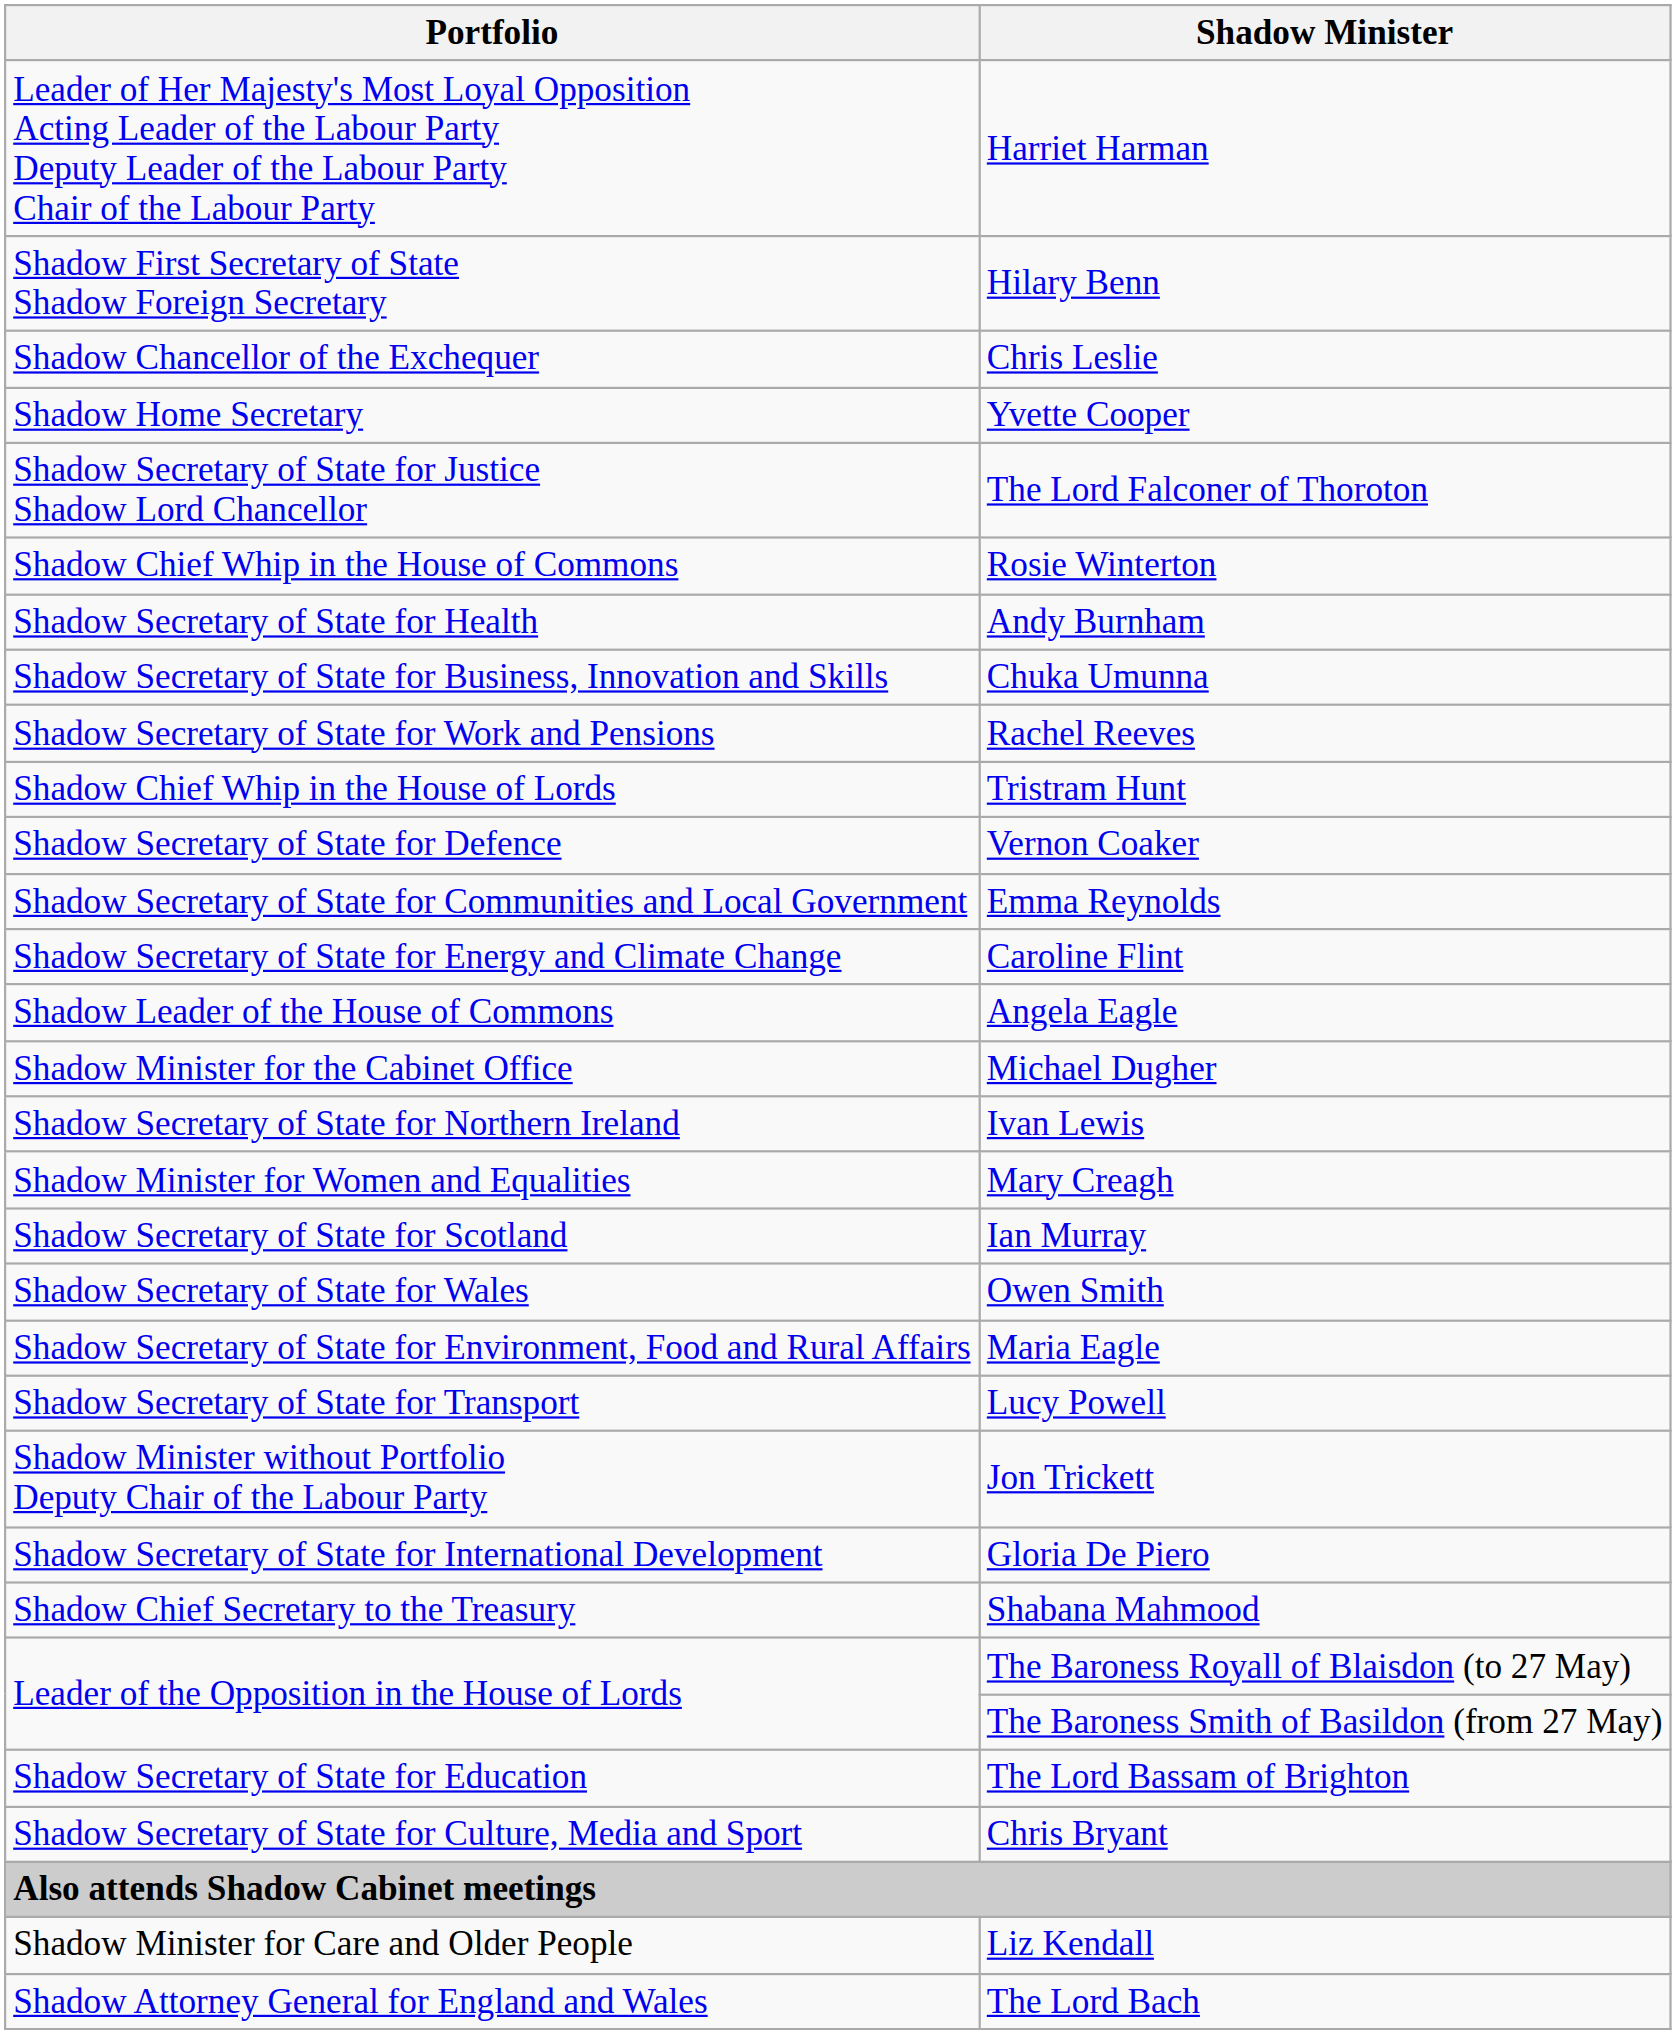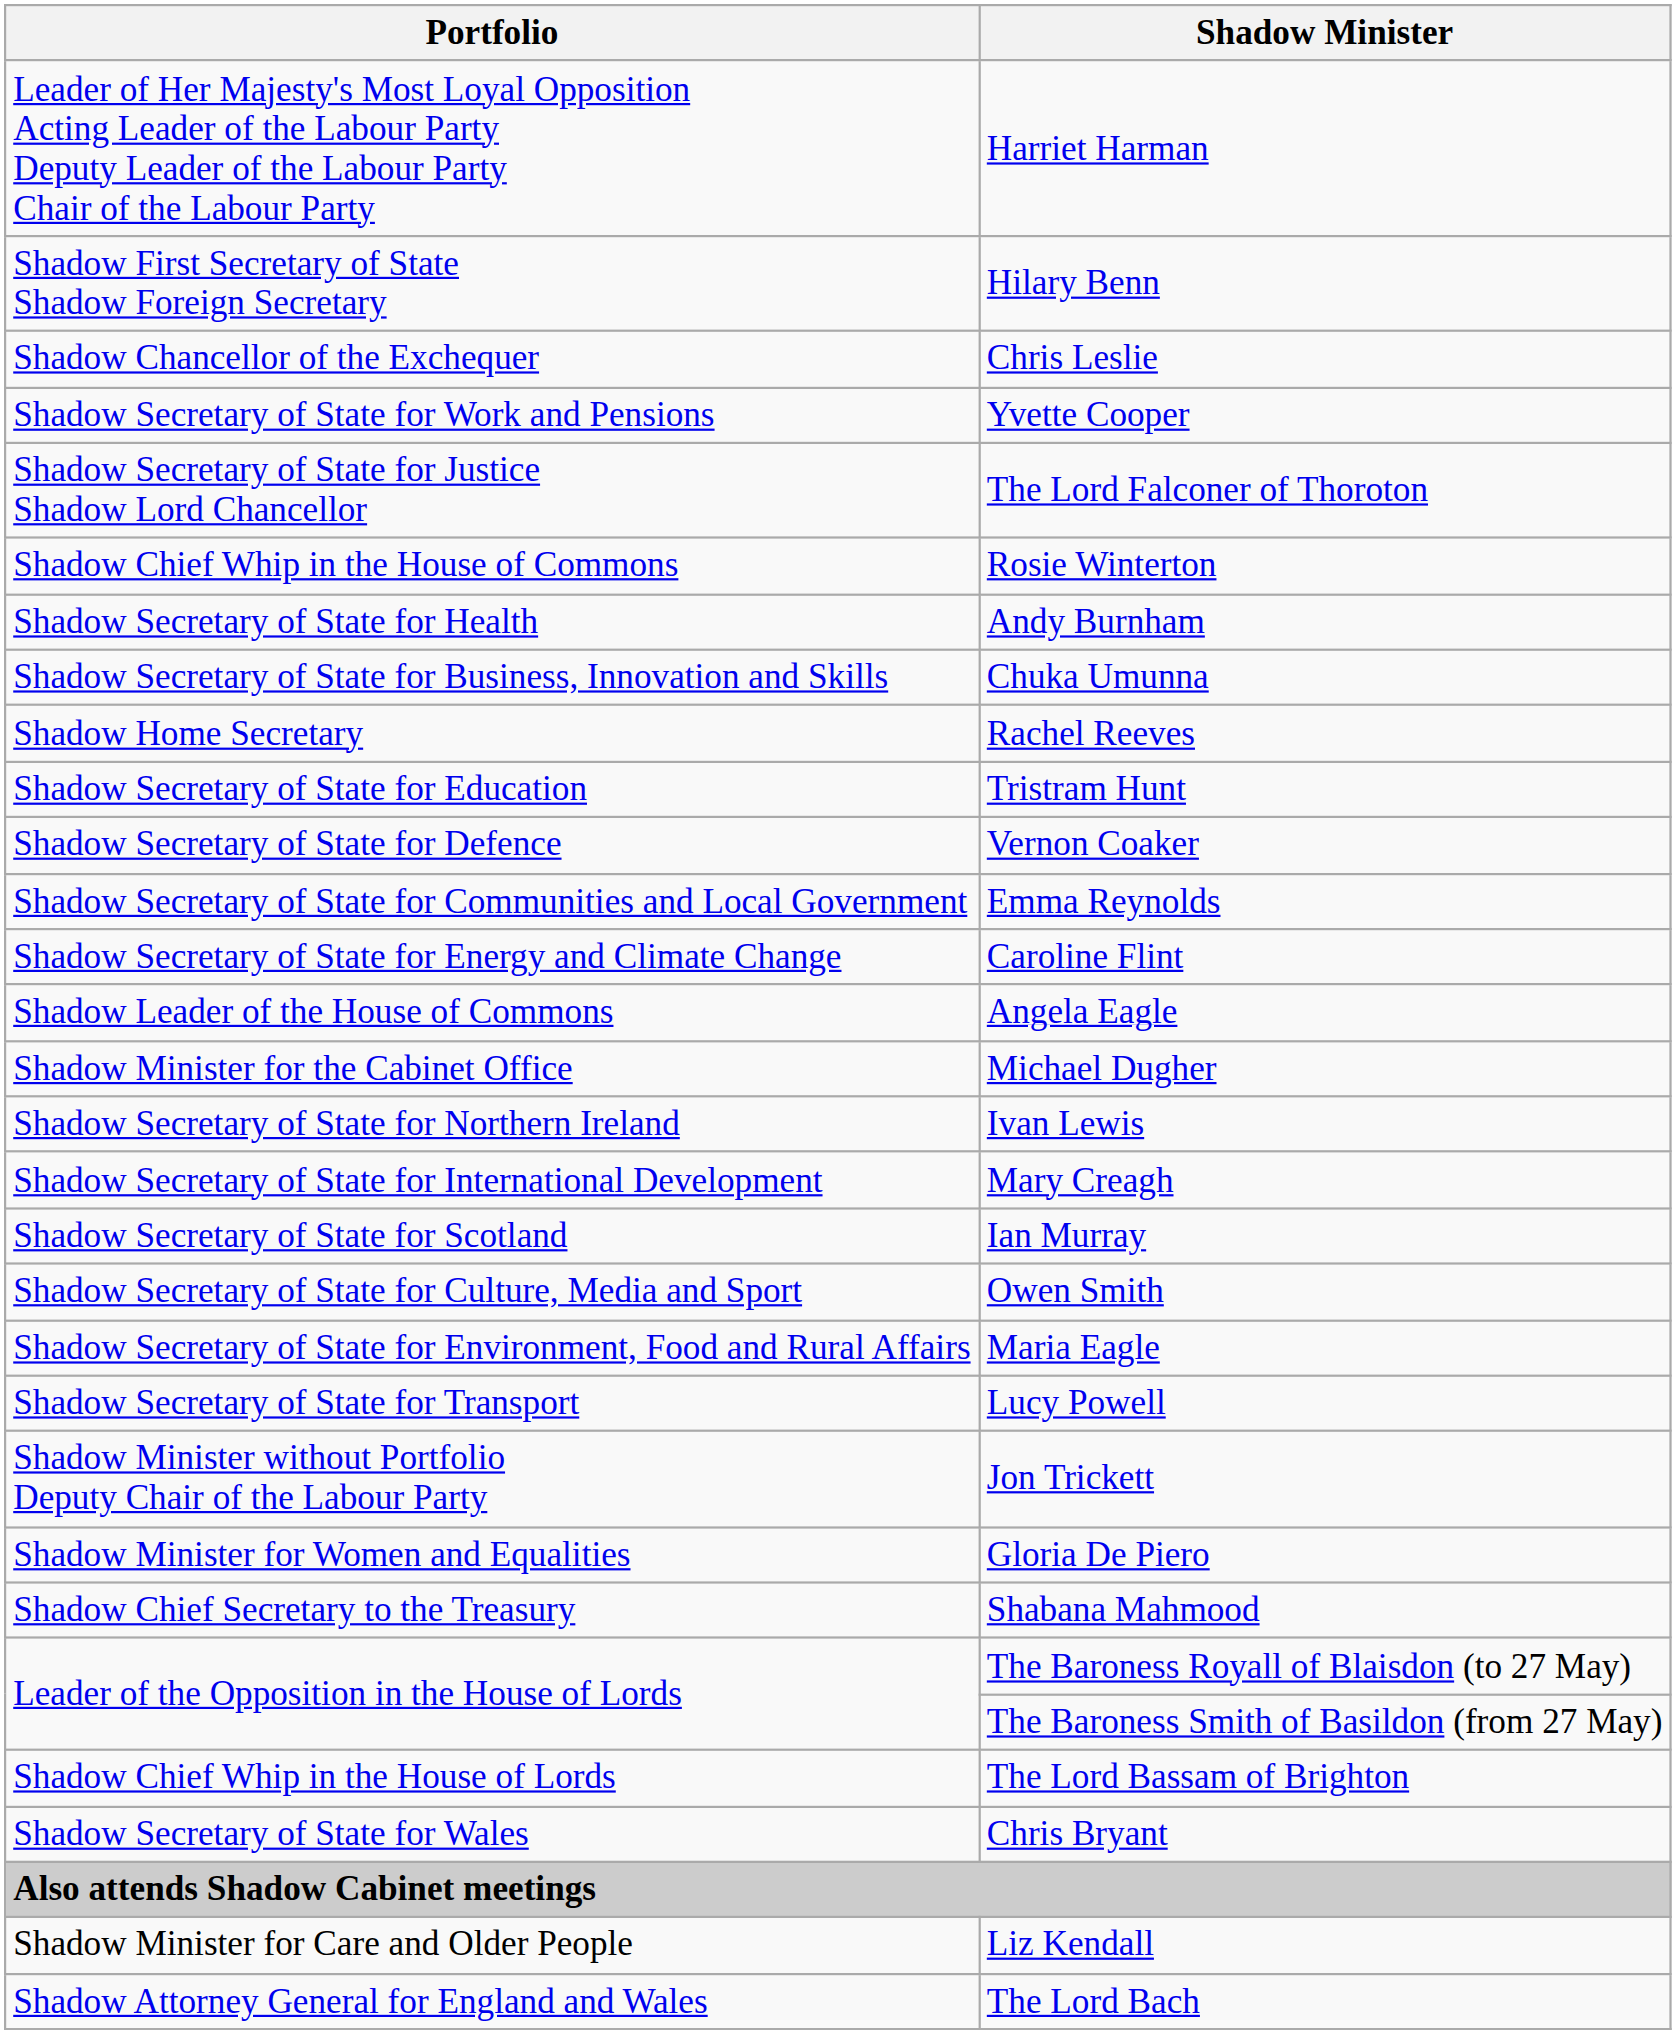(188, 414) Shadow Home Secretary -> (364, 414) Shadow Secretary of State for Work and Pensions
(364, 732) Shadow Secretary of State for Work and Pensions -> (188, 732) Shadow Home Secretary
(314, 788) Shadow Chief Whip in the House of Lords -> (300, 788) Shadow Secretary of State for Education
(322, 1179) Shadow Minister for Women and Equalities -> (418, 1179) Shadow Secretary of State for International Development
(271, 1291) Shadow Secretary of State for Wales -> (408, 1291) Shadow Secretary of State for Culture, Media and Sport
(418, 1553) Shadow Secretary of State for International Development -> (322, 1553) Shadow Minister for Women and Equalities
(300, 1777) Shadow Secretary of State for Education -> (314, 1777) Shadow Chief Whip in the House of Lords
(408, 1833) Shadow Secretary of State for Culture, Media and Sport -> (271, 1833) Shadow Secretary of State for Wales
